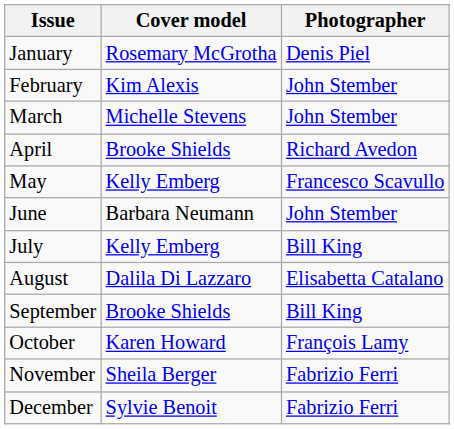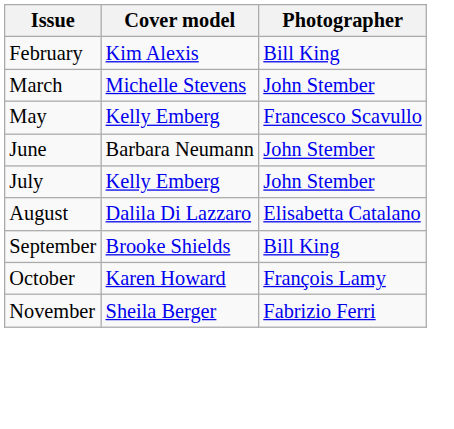- row: (41, 52)
(342, 85) John Stember -> (301, 52) Bill King
- row: (31, 149)
(324, 246) Bill King -> (319, 181) John Stember
- row: (51, 407)
